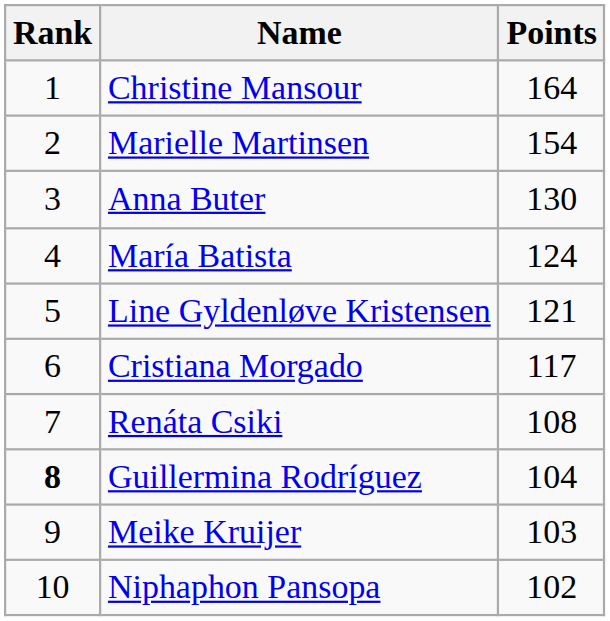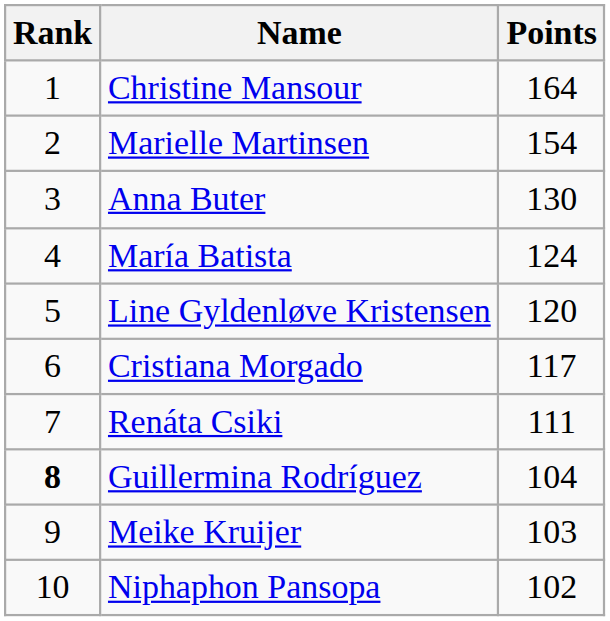(552, 310) 121 -> (552, 310) 120
(552, 421) 108 -> (552, 421) 111
